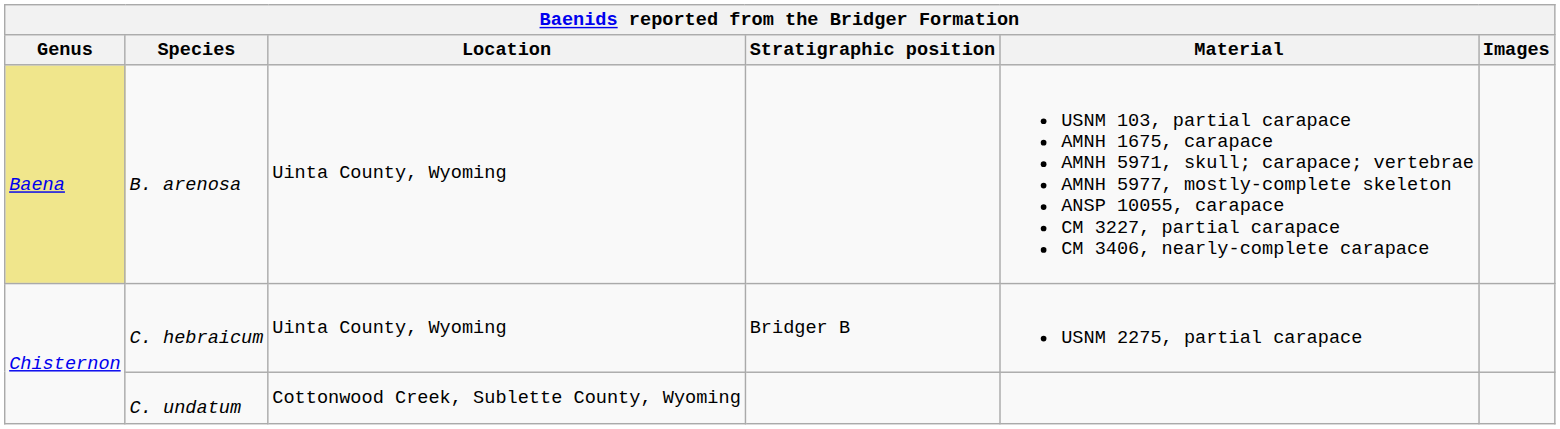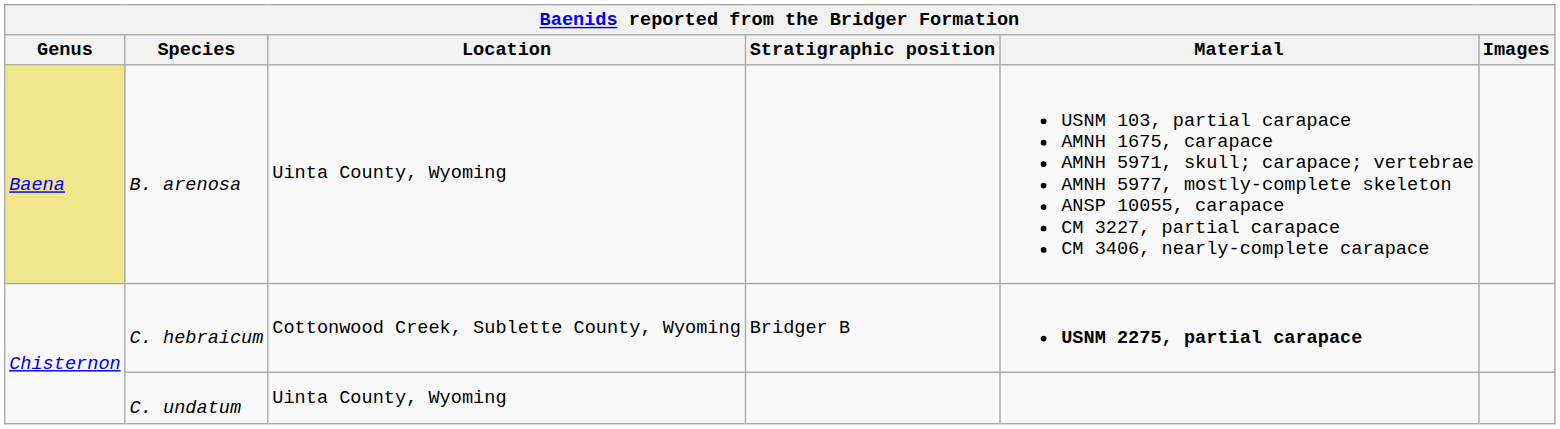(389, 327) Uinta County, Wyoming -> (507, 327) Cottonwood Creek, Sublette County, Wyoming
(1239, 338) normal -> (1239, 338) bold
(507, 398) Cottonwood Creek, Sublette County, Wyoming -> (389, 398) Uinta County, Wyoming
